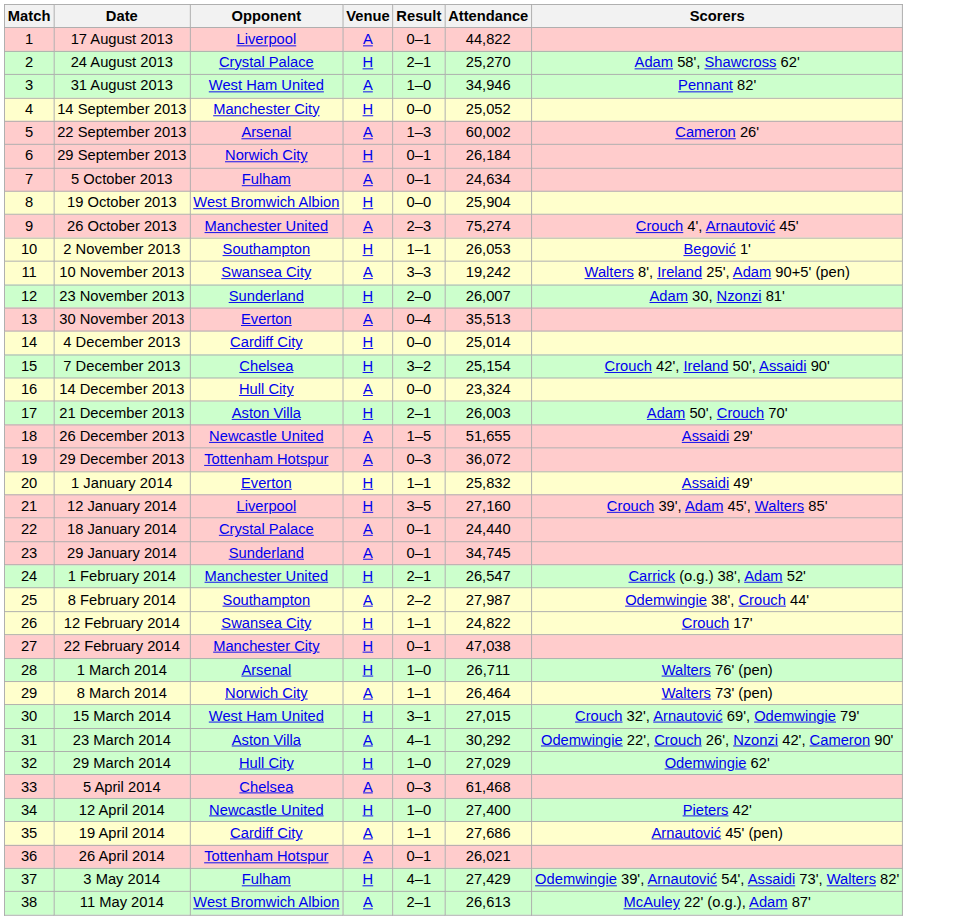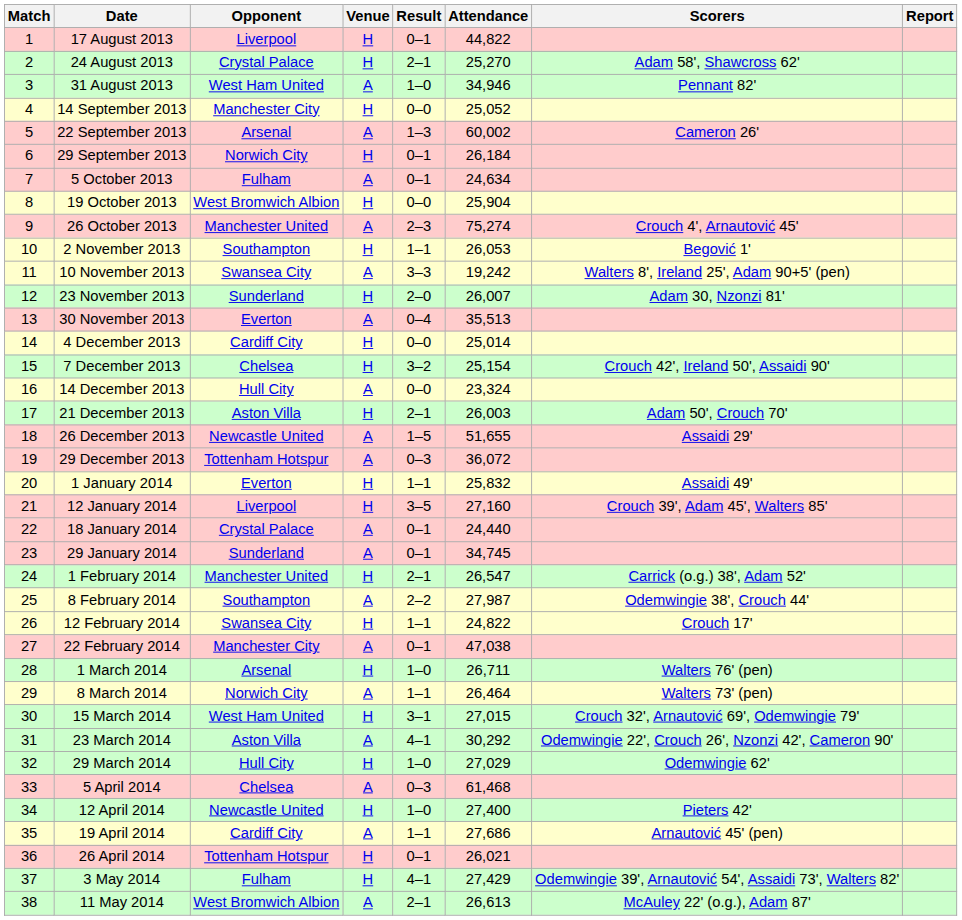+ column: (930, 16)
(368, 39) A -> (368, 39) H
(368, 646) H -> (368, 646) A
(368, 856) A -> (368, 856) H
